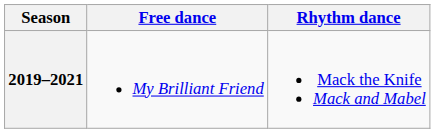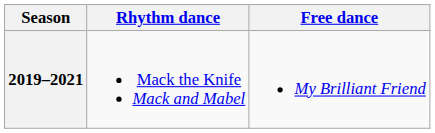columns swapped: (349, 17) <-> (177, 17)
